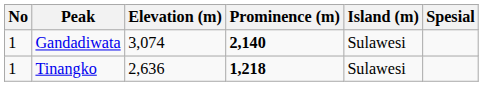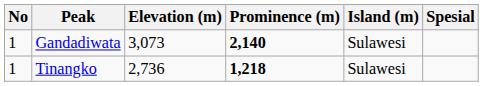(146, 42) 3,074 -> (146, 42) 3,073
(146, 68) 2,636 -> (146, 68) 2,736
